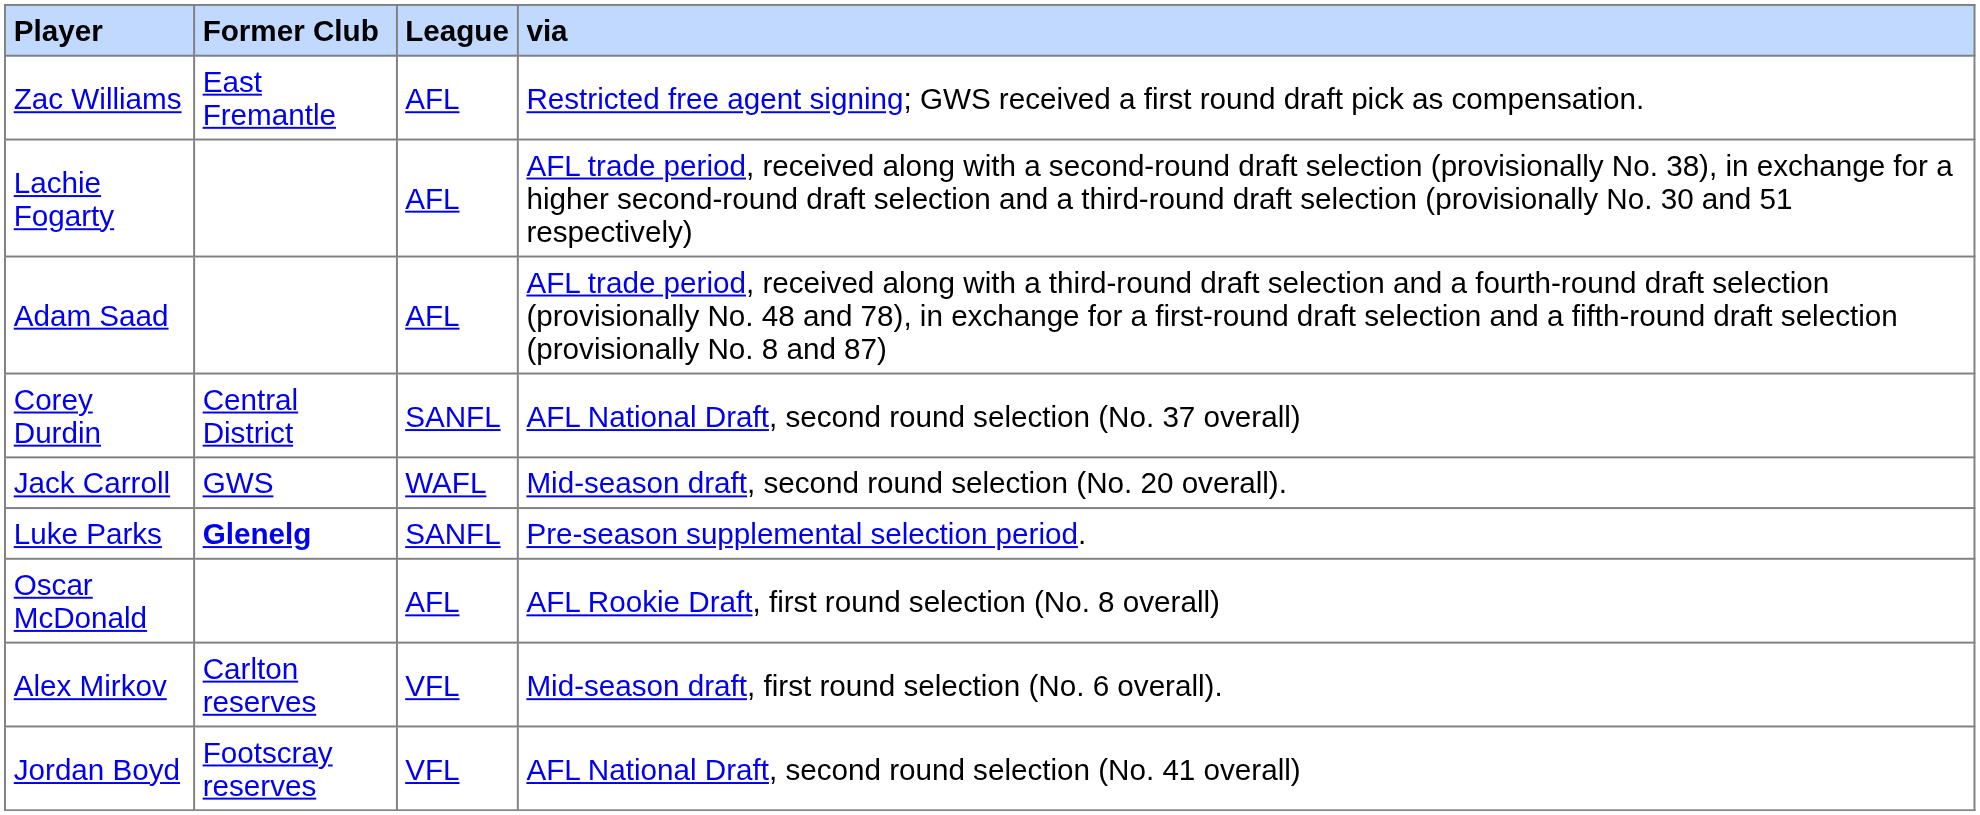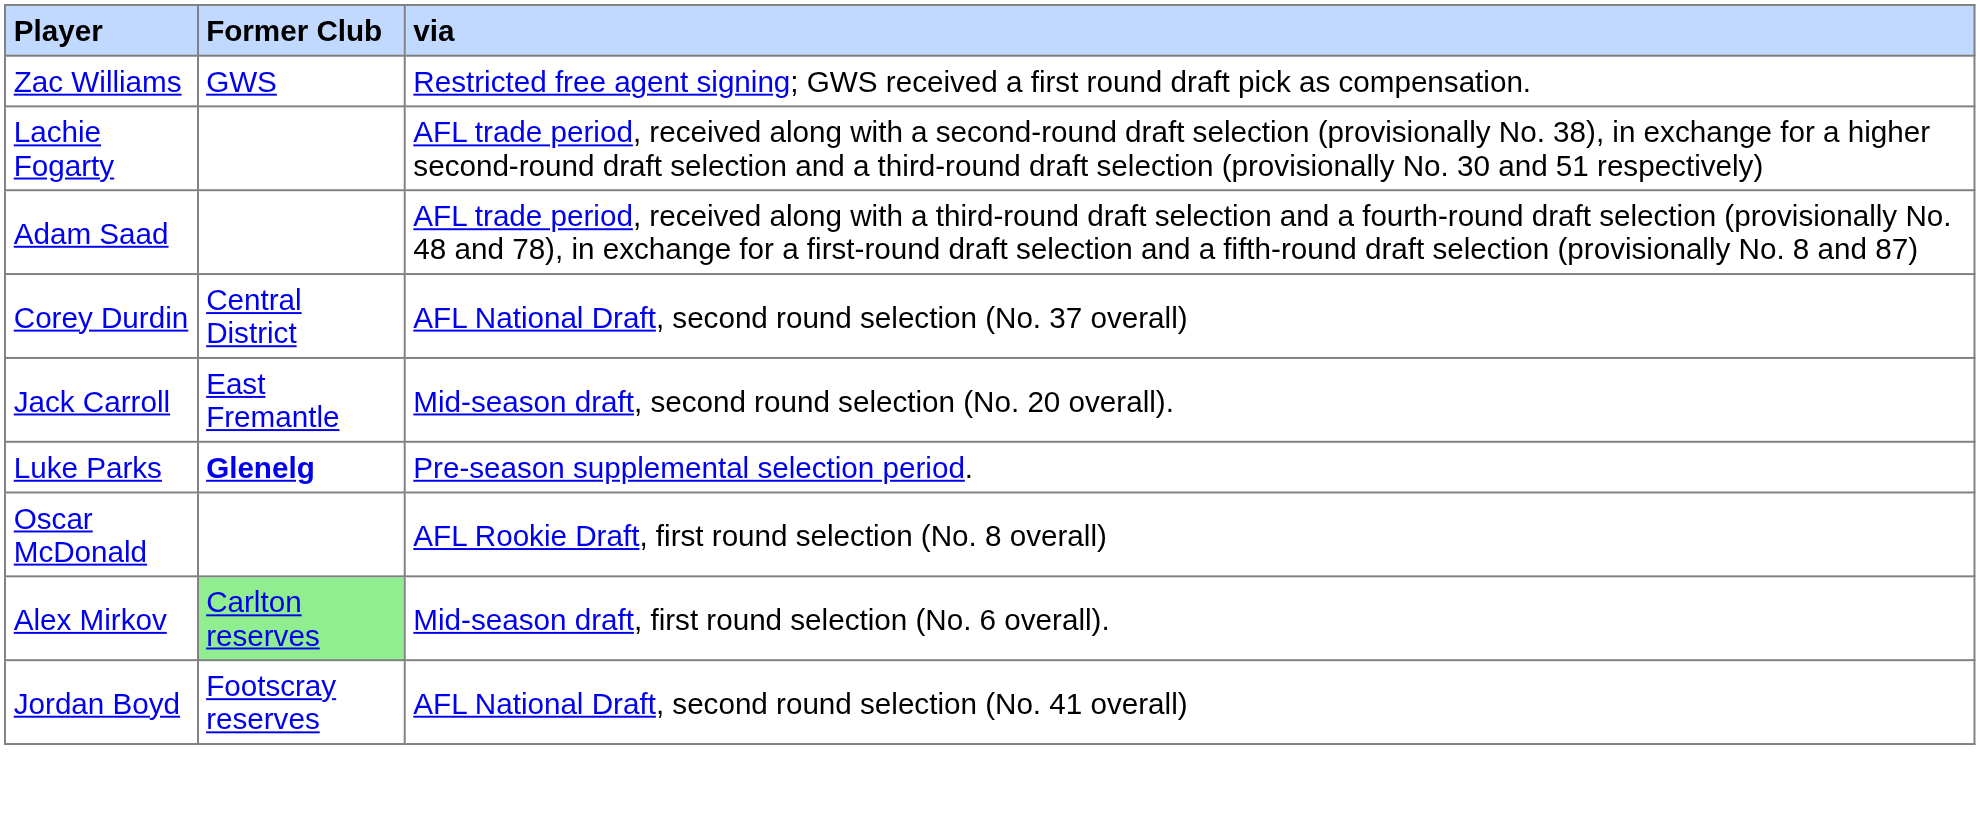- column: (457, 30)
(269, 98) East Fremantle -> (242, 81) GWS
(238, 483) GWS -> (273, 400) East Fremantle
(259, 685) no background -> (263, 618) lightgreen background
